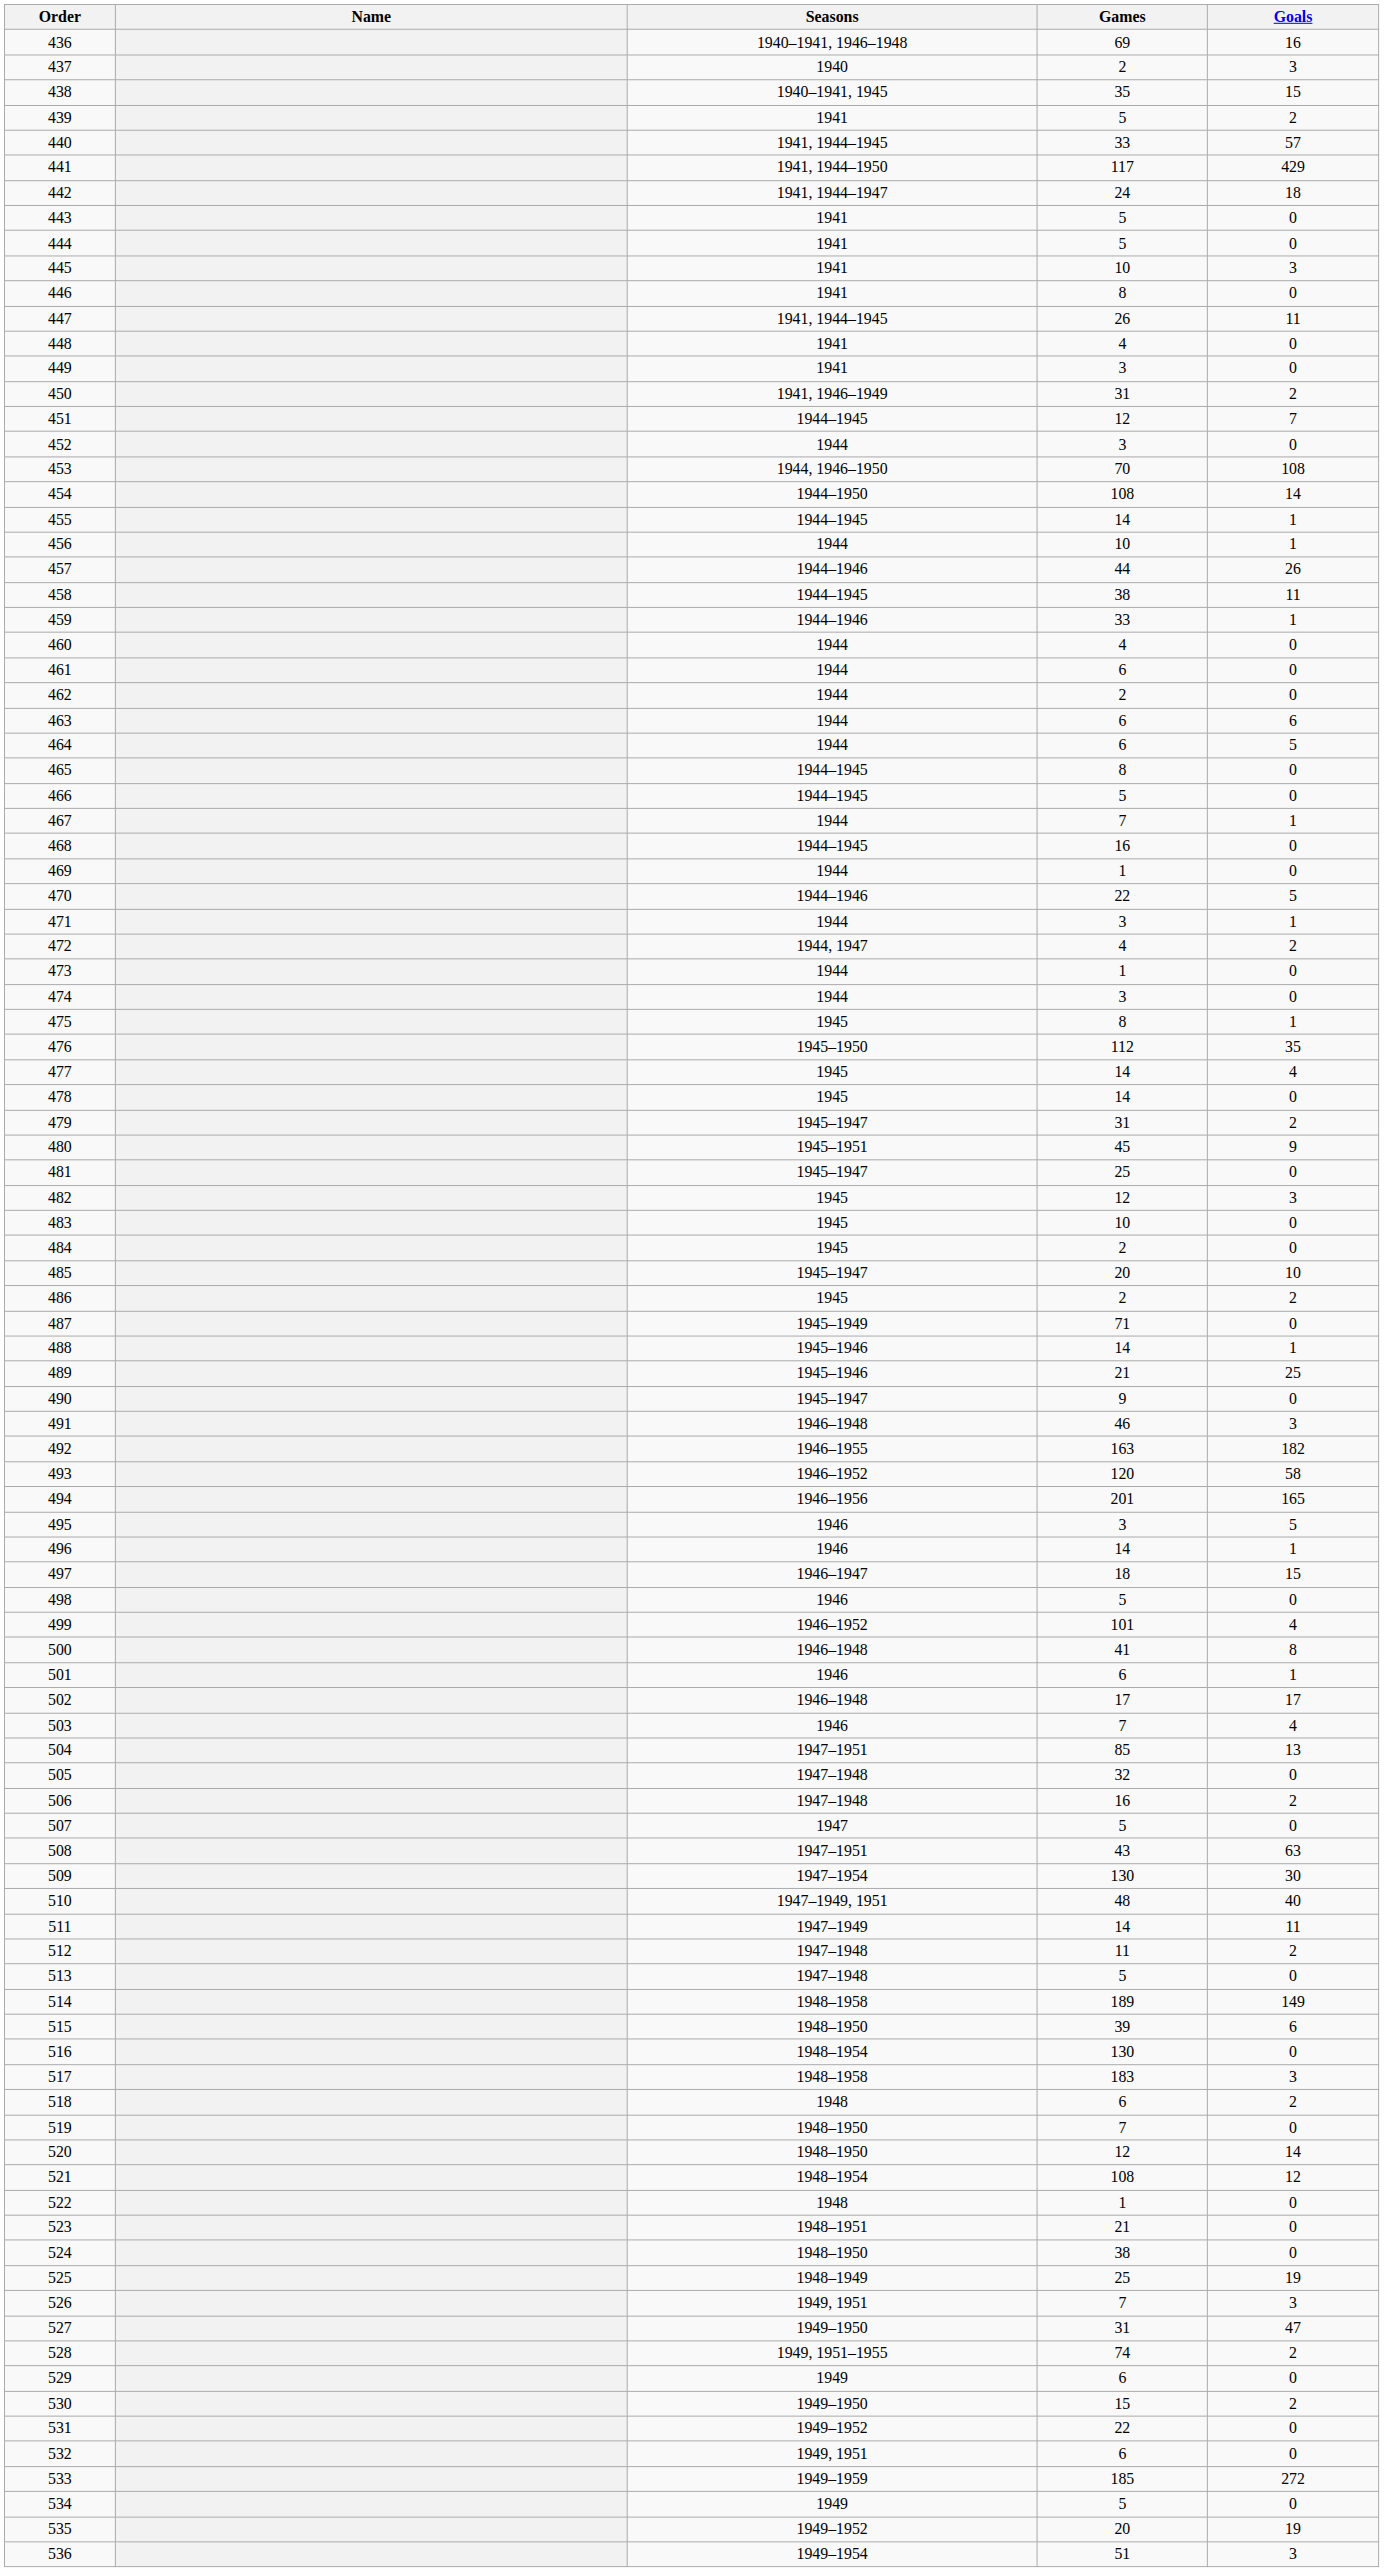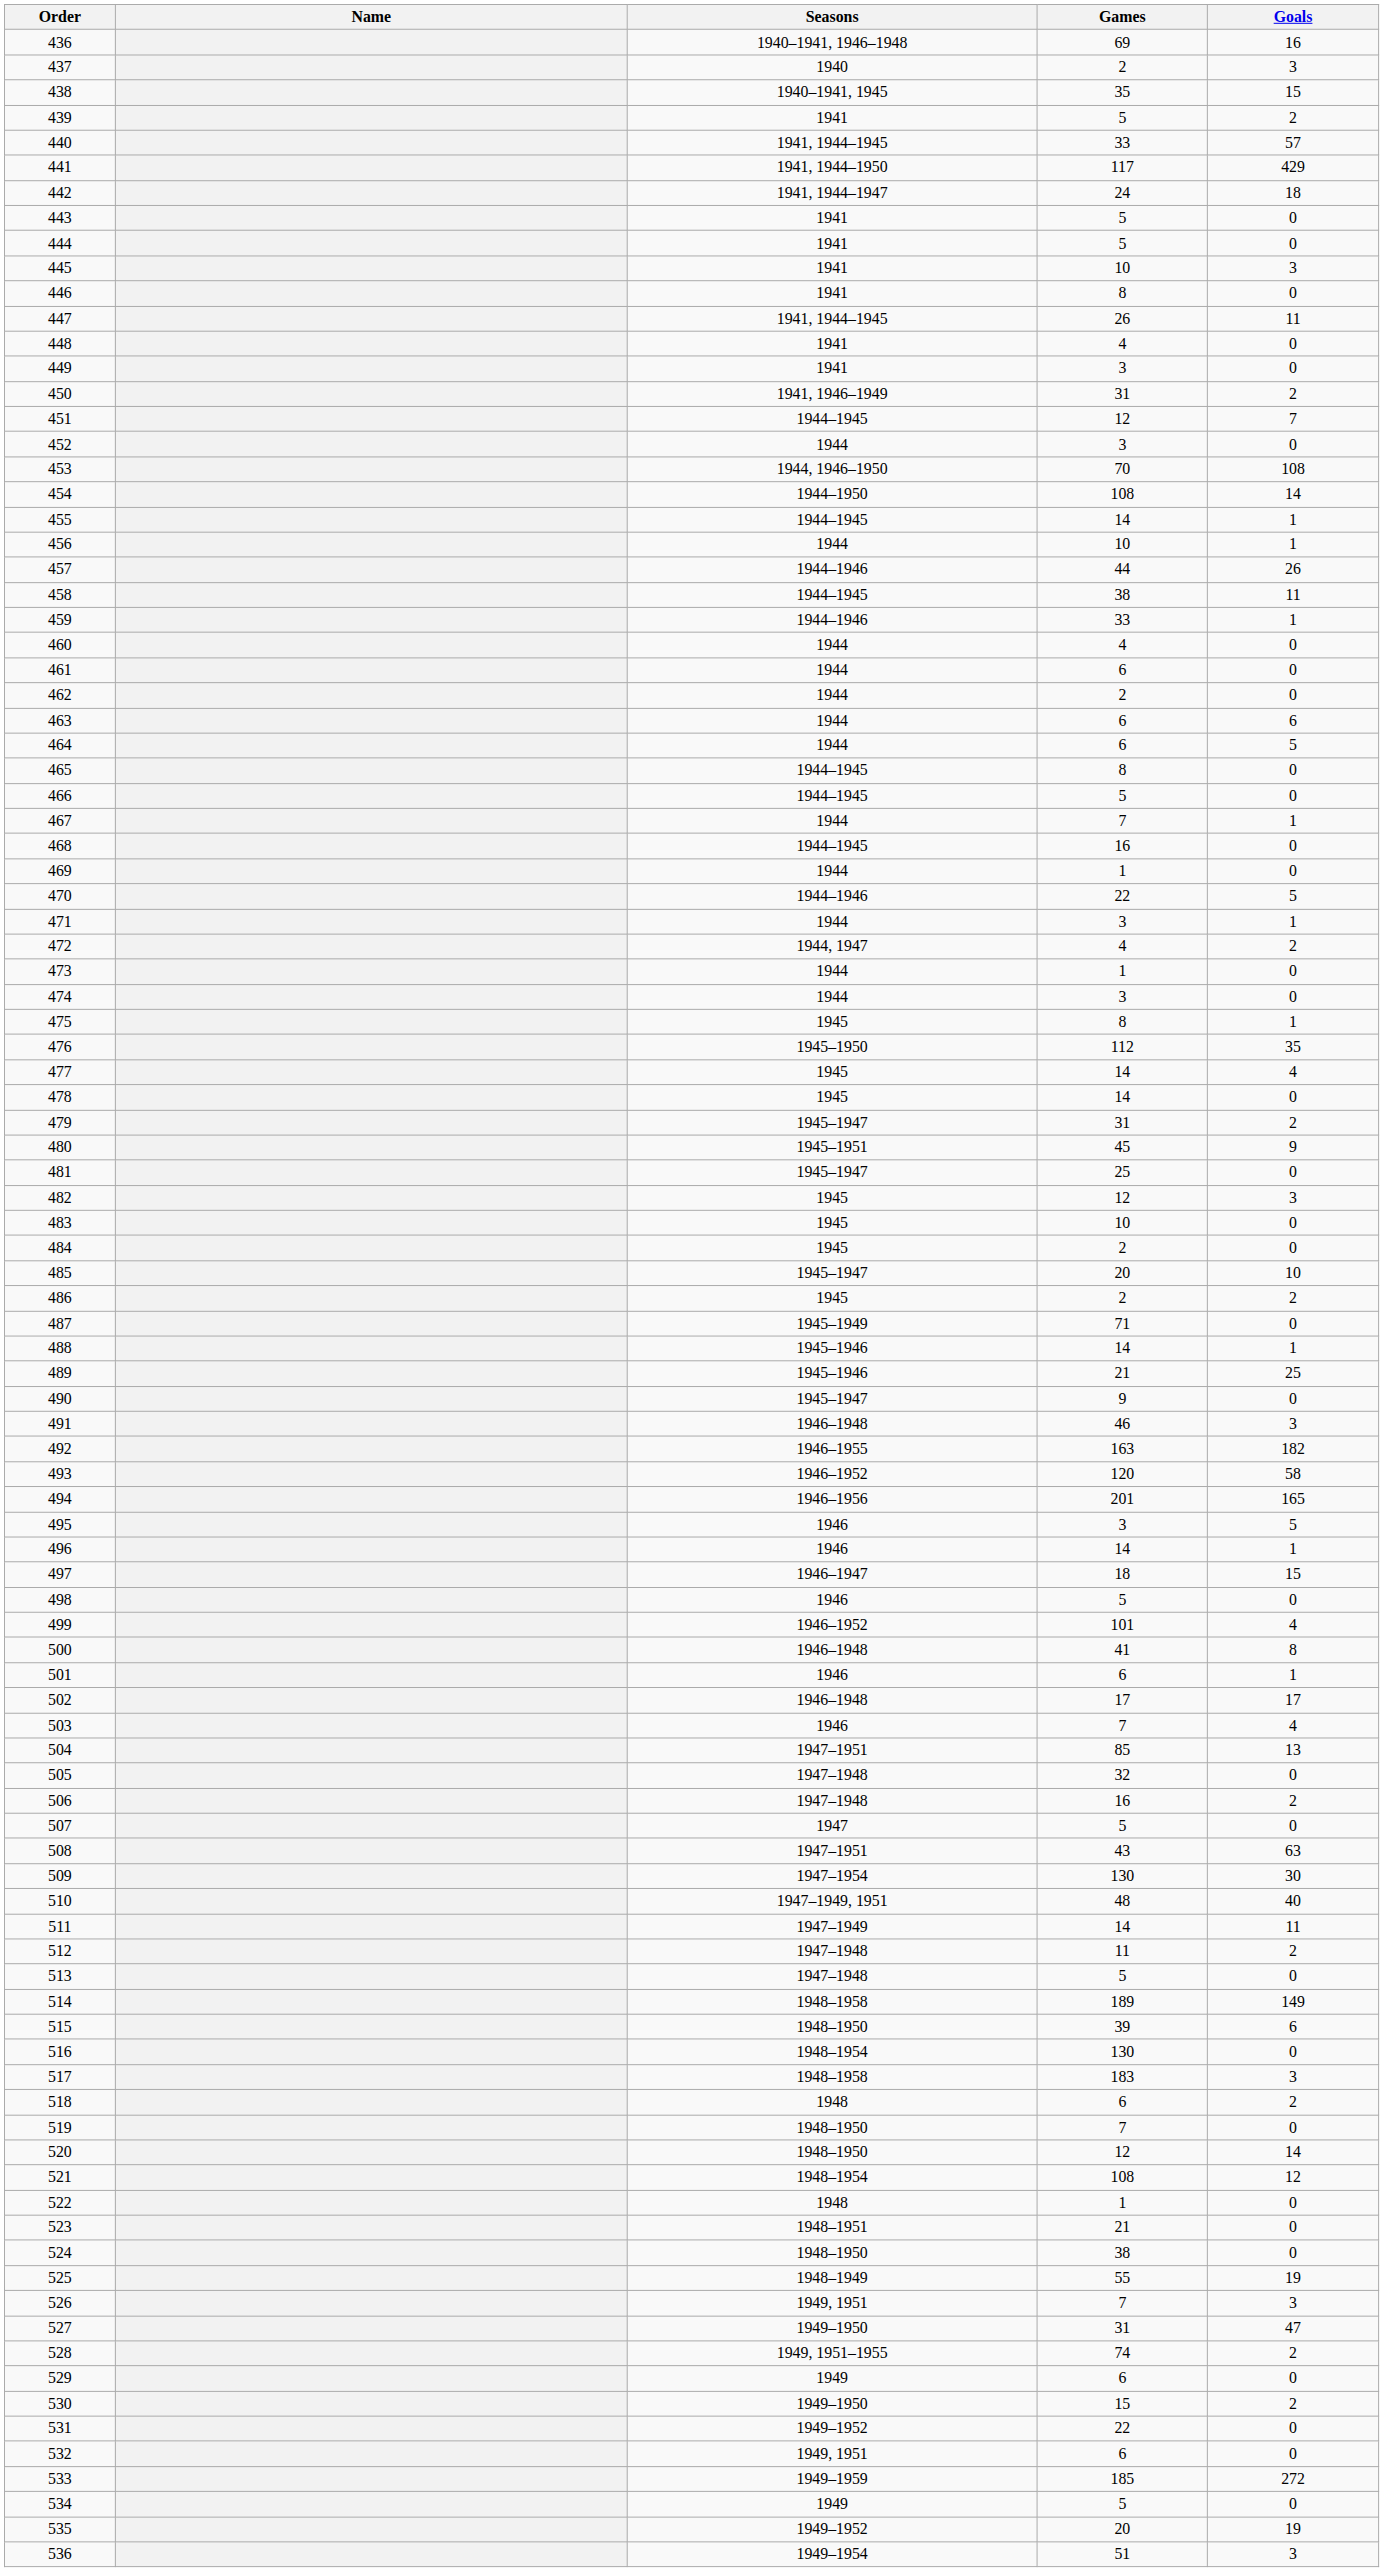(1122, 2277) 25 -> (1122, 2277) 55
